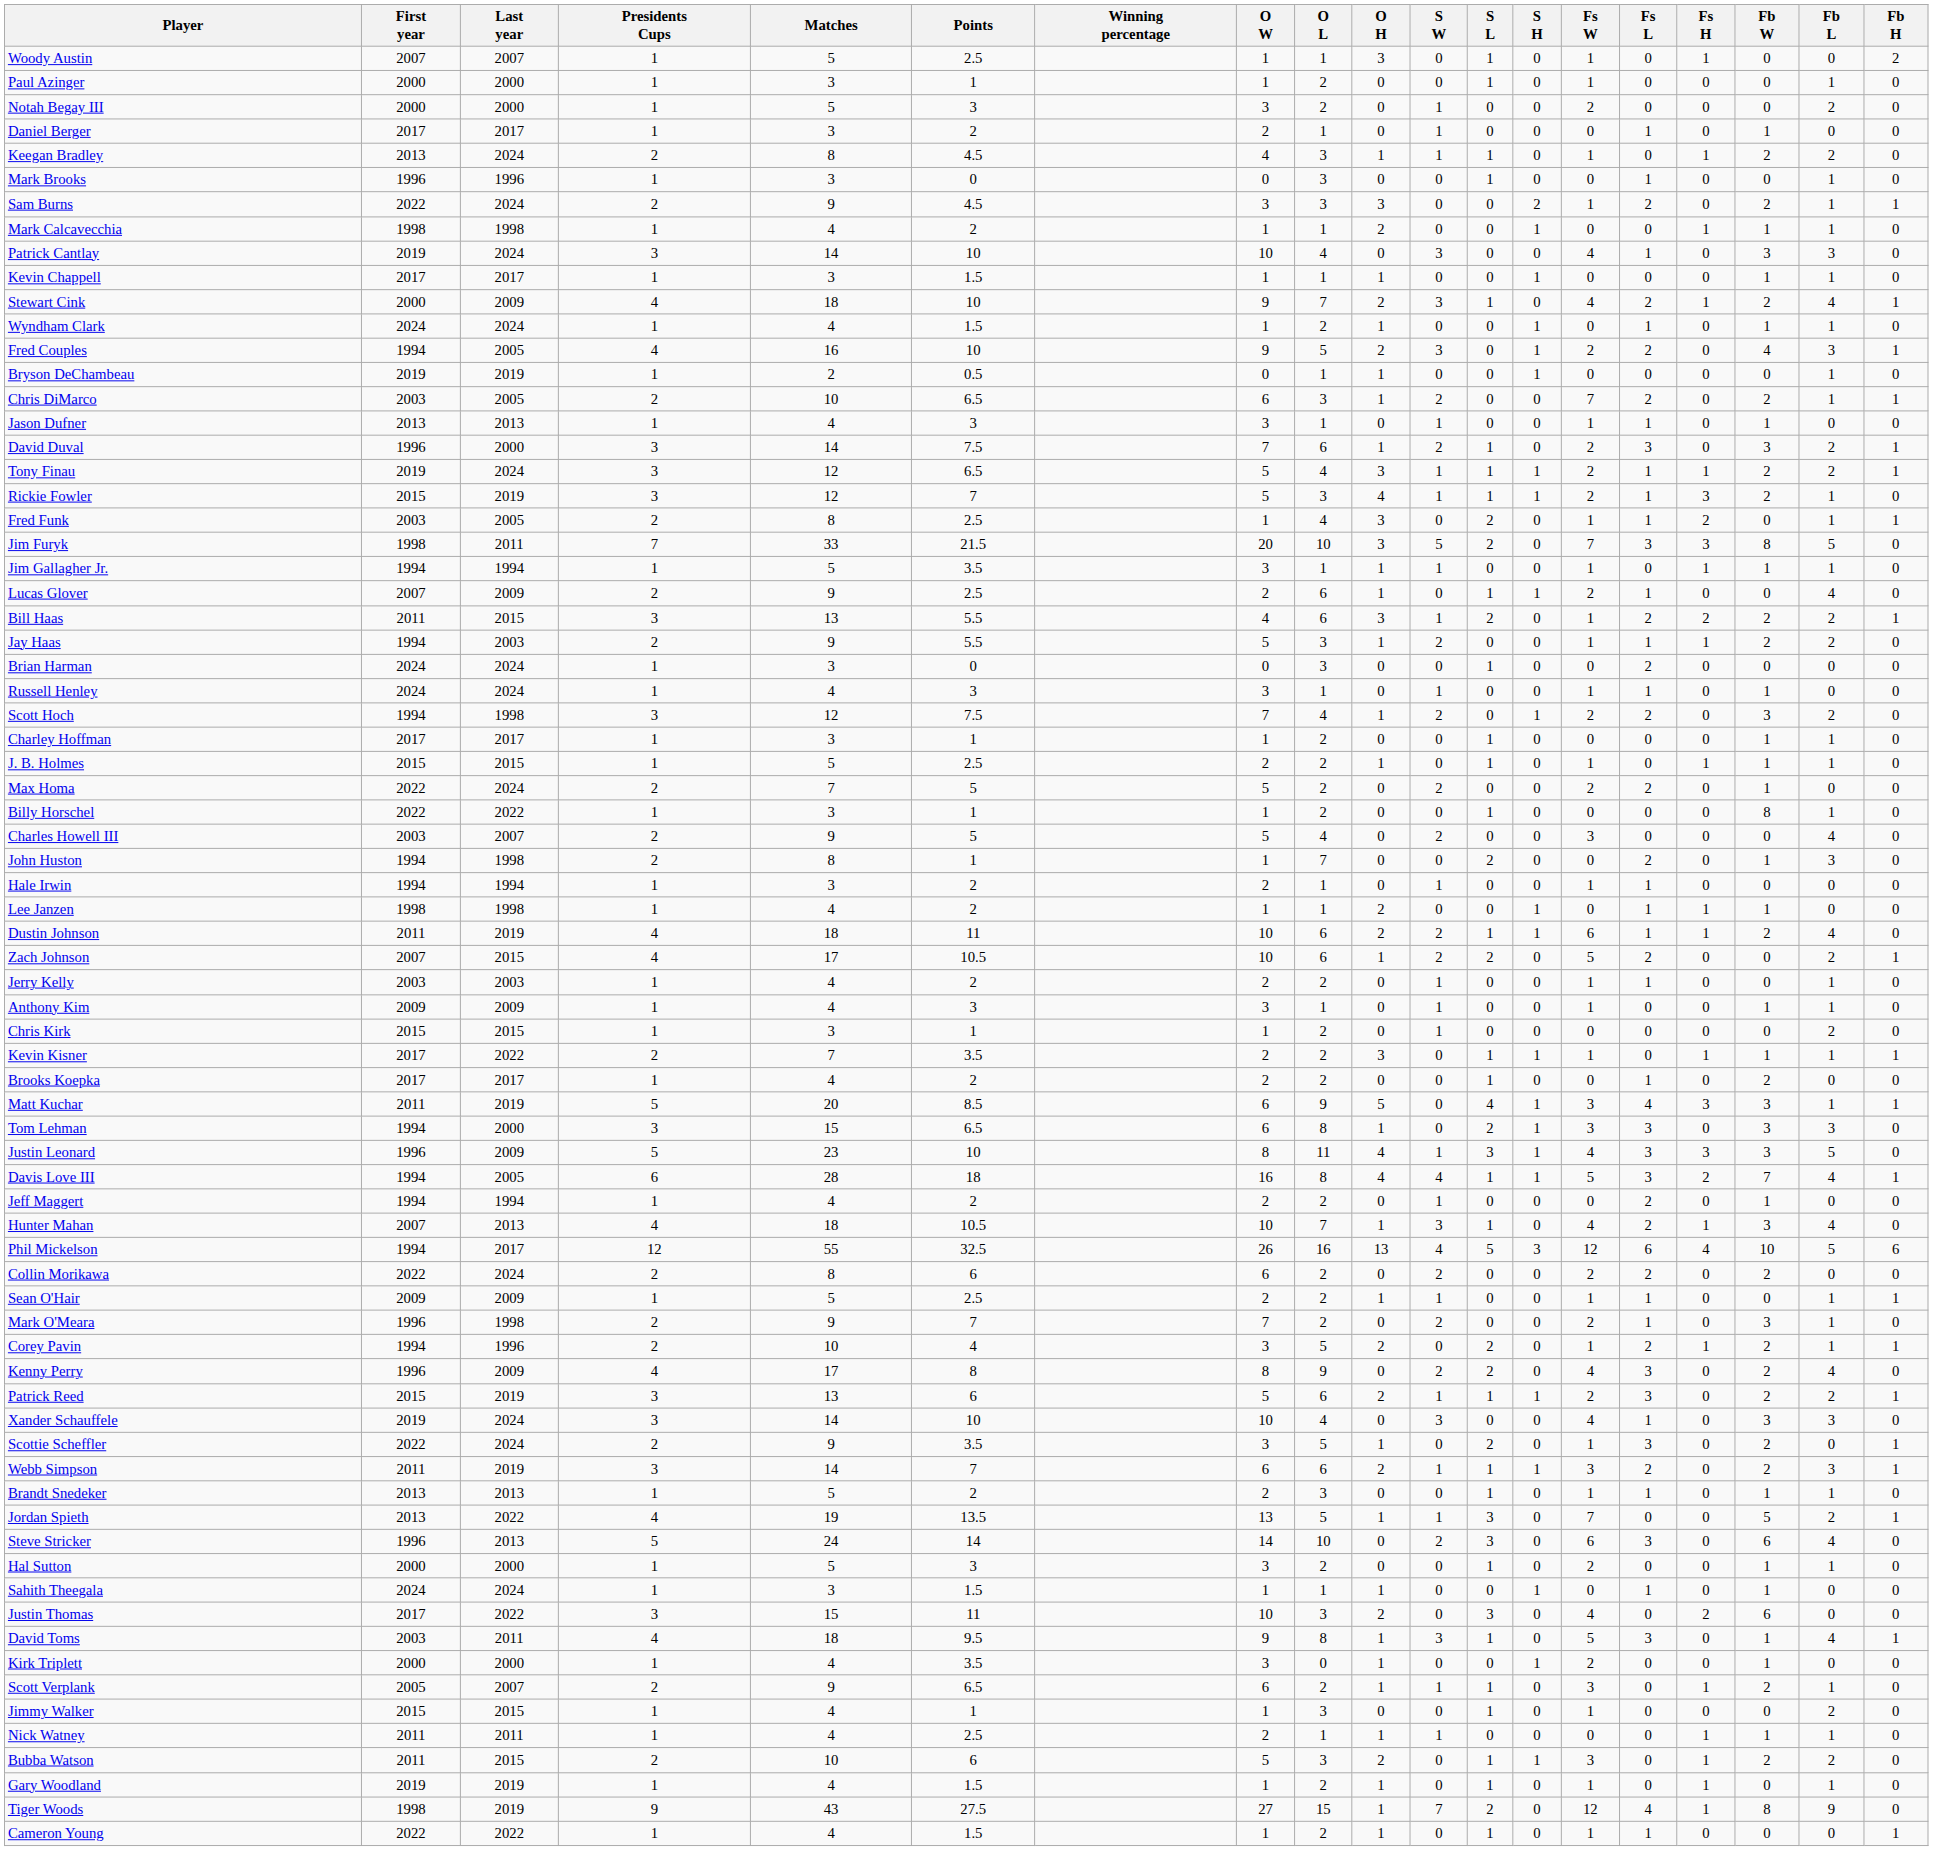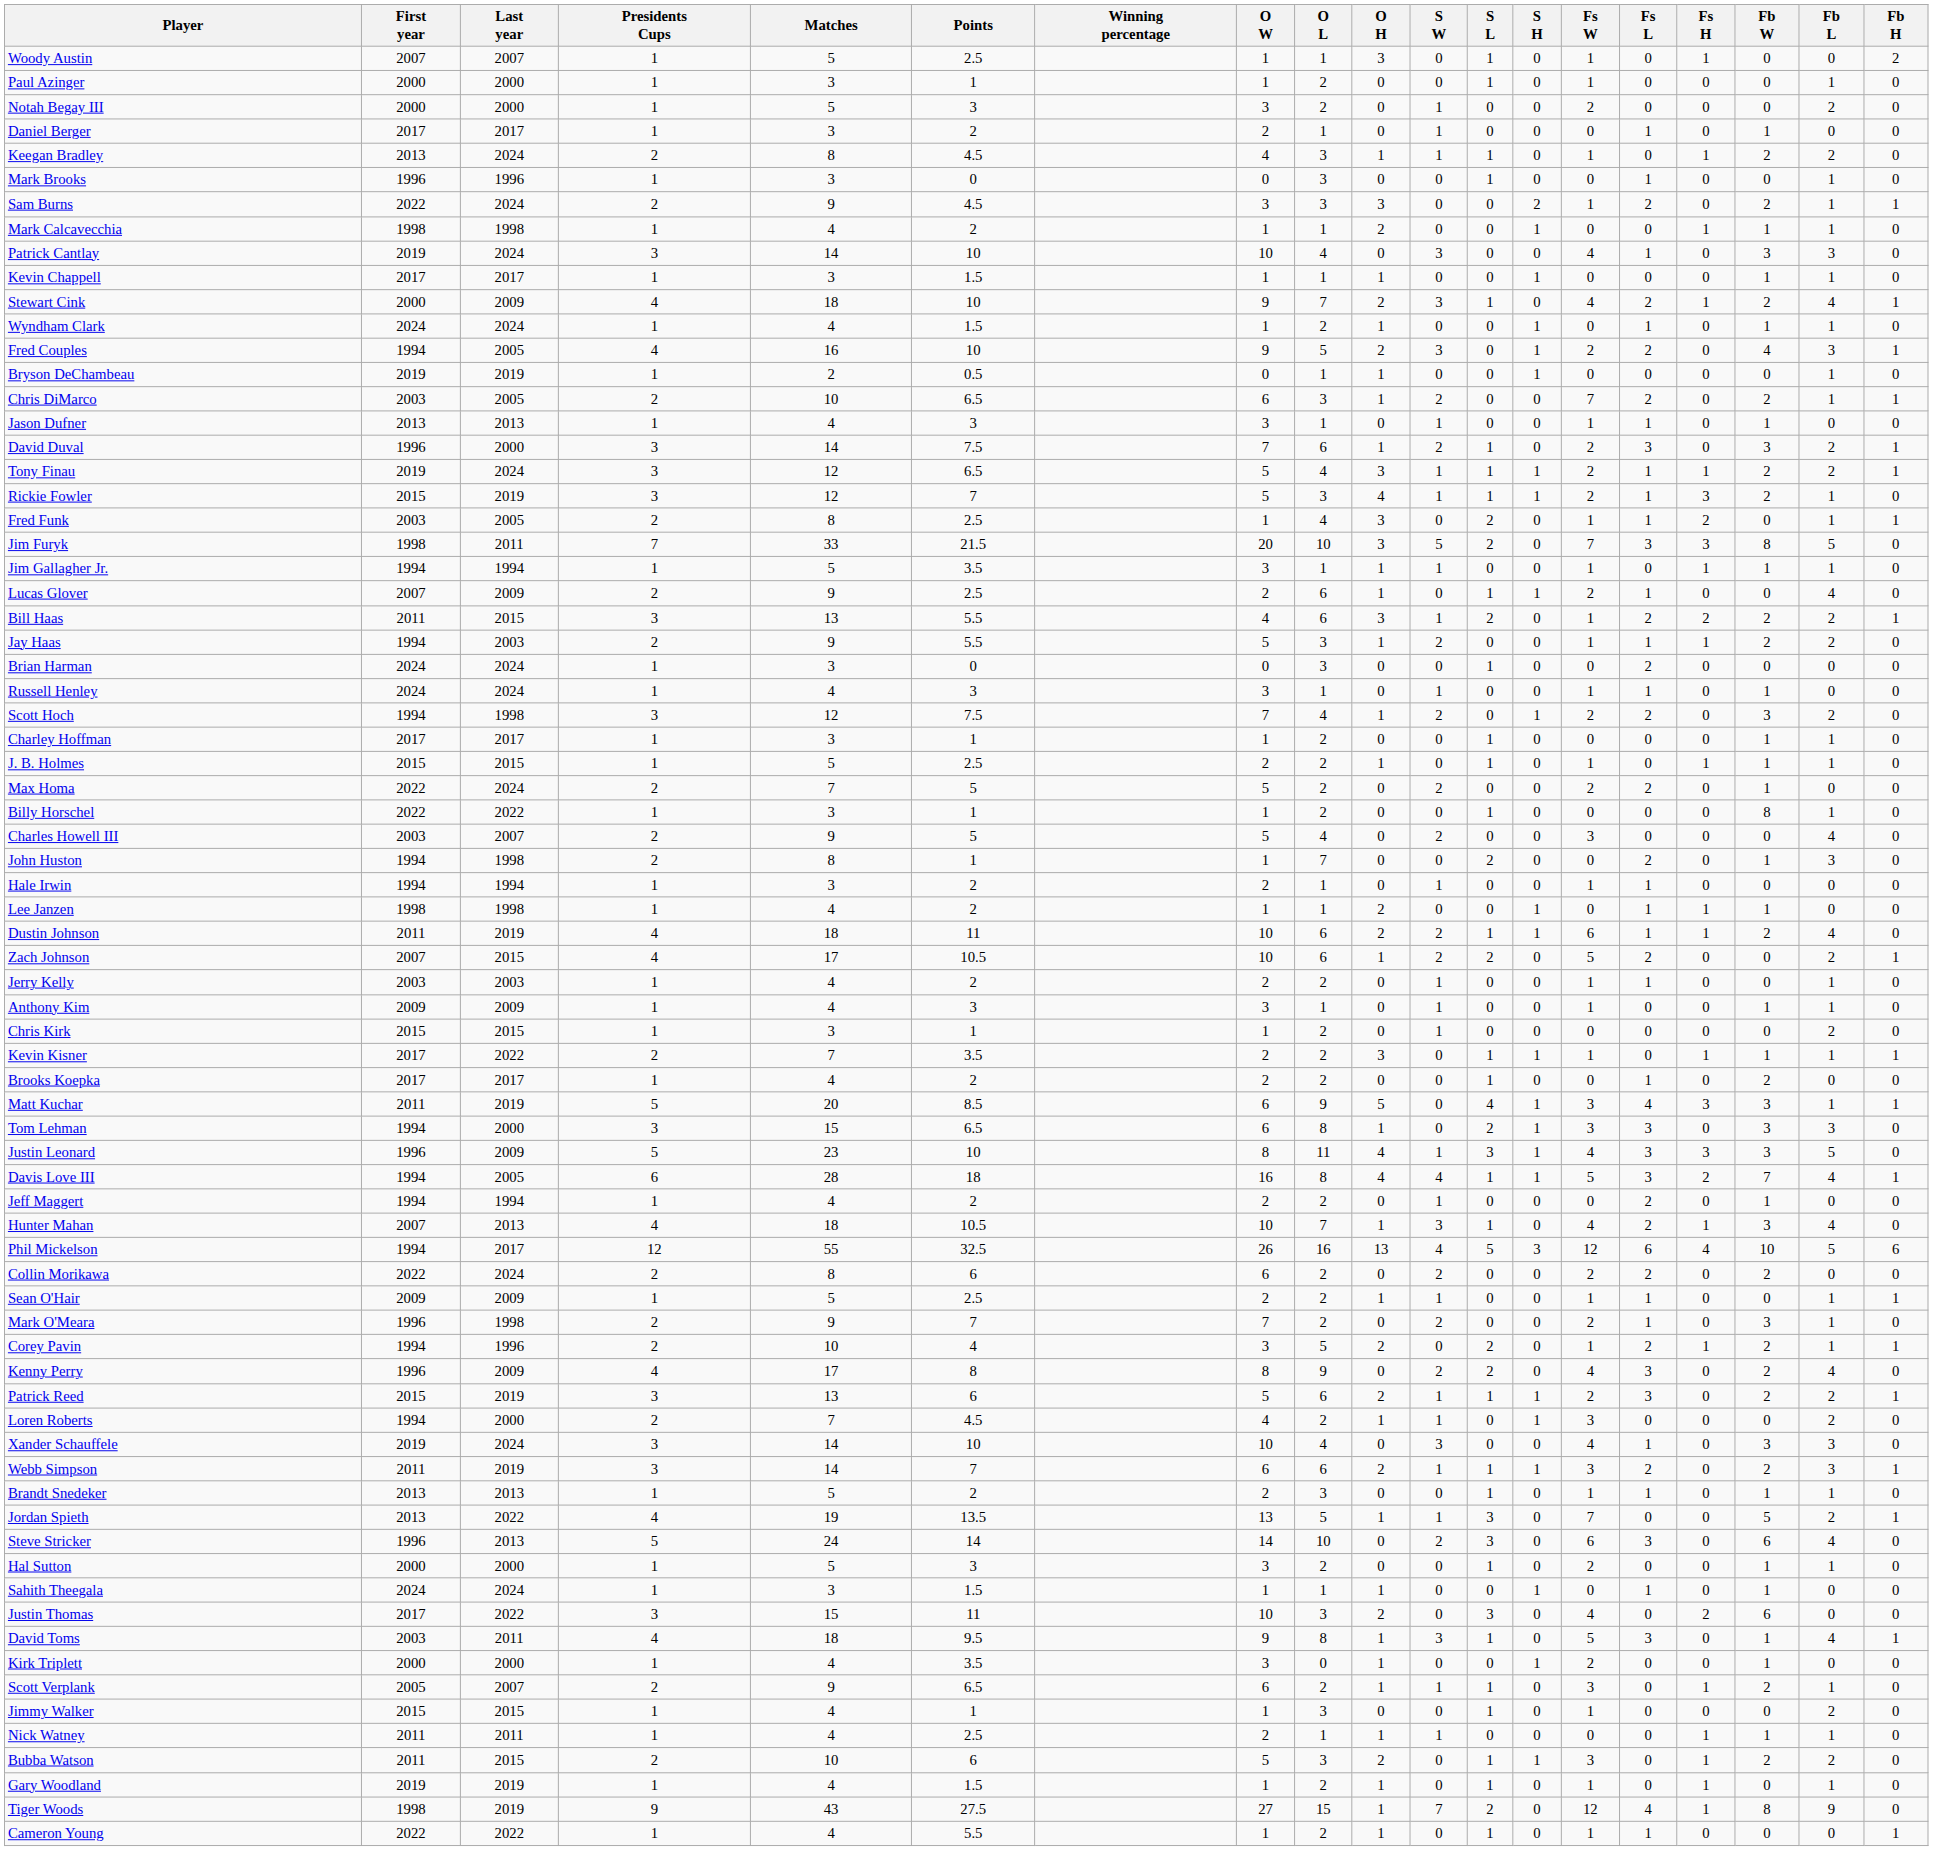+ row: (50, 1420)
- row: (57, 1444)
(973, 1833) 1.5 -> (973, 1833) 5.5
